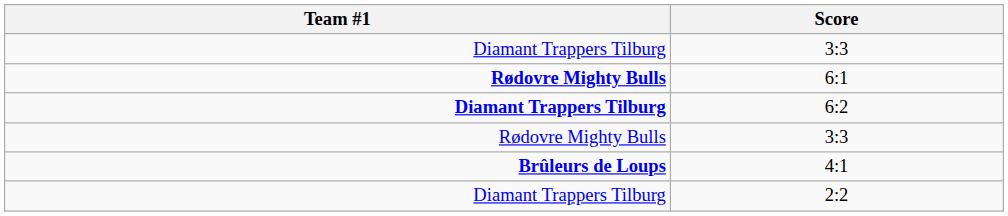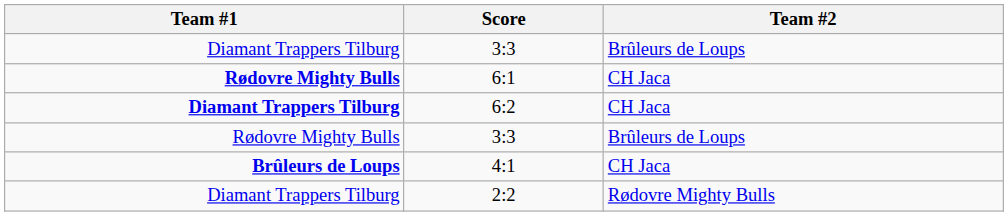+ column: (803, 19)
